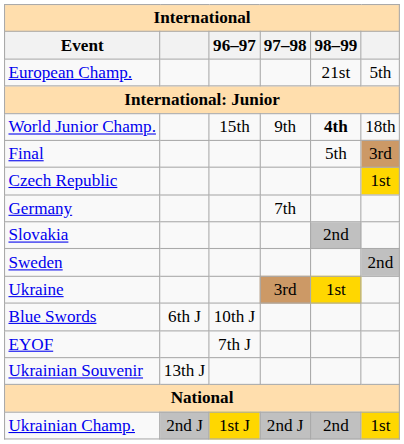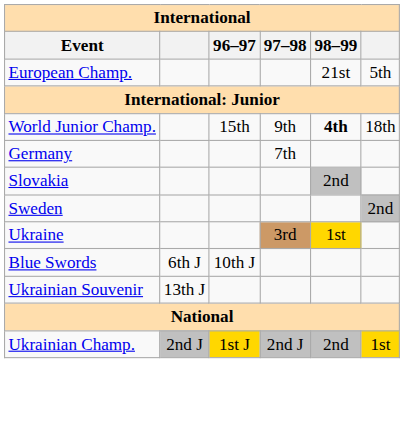- row: (26, 153)
- row: (63, 180)
- row: (31, 343)
